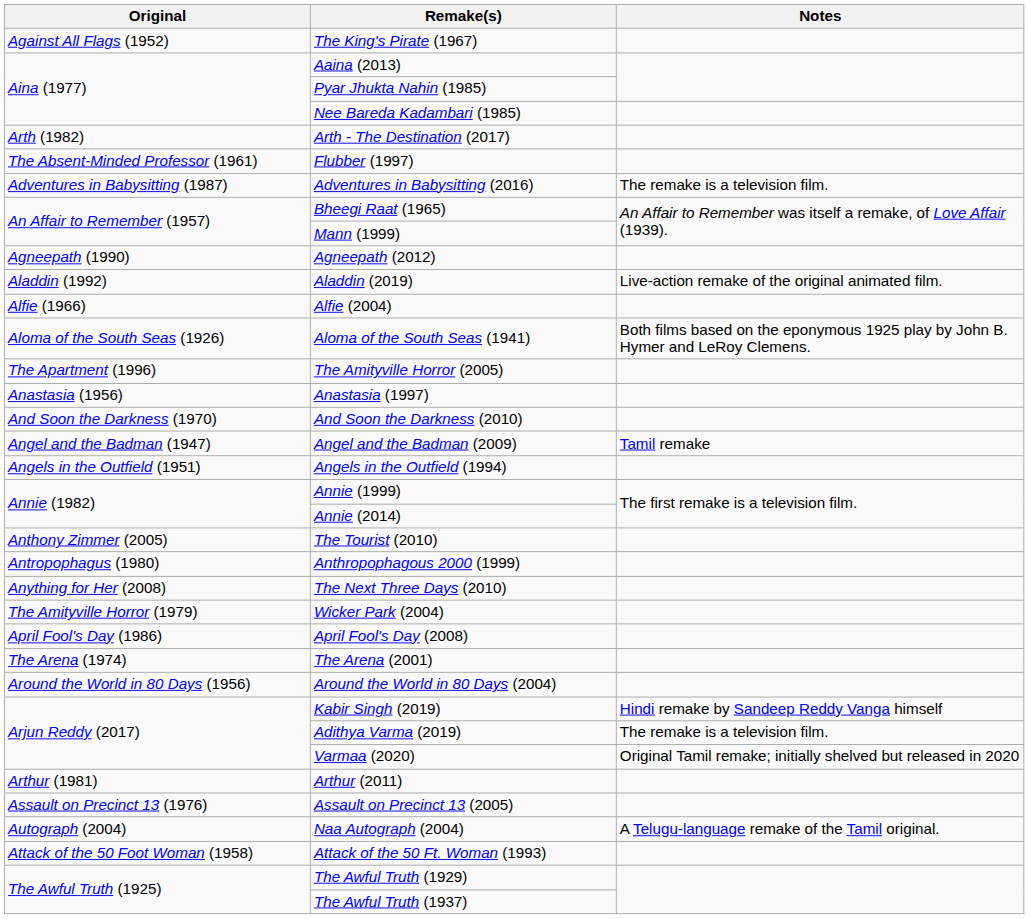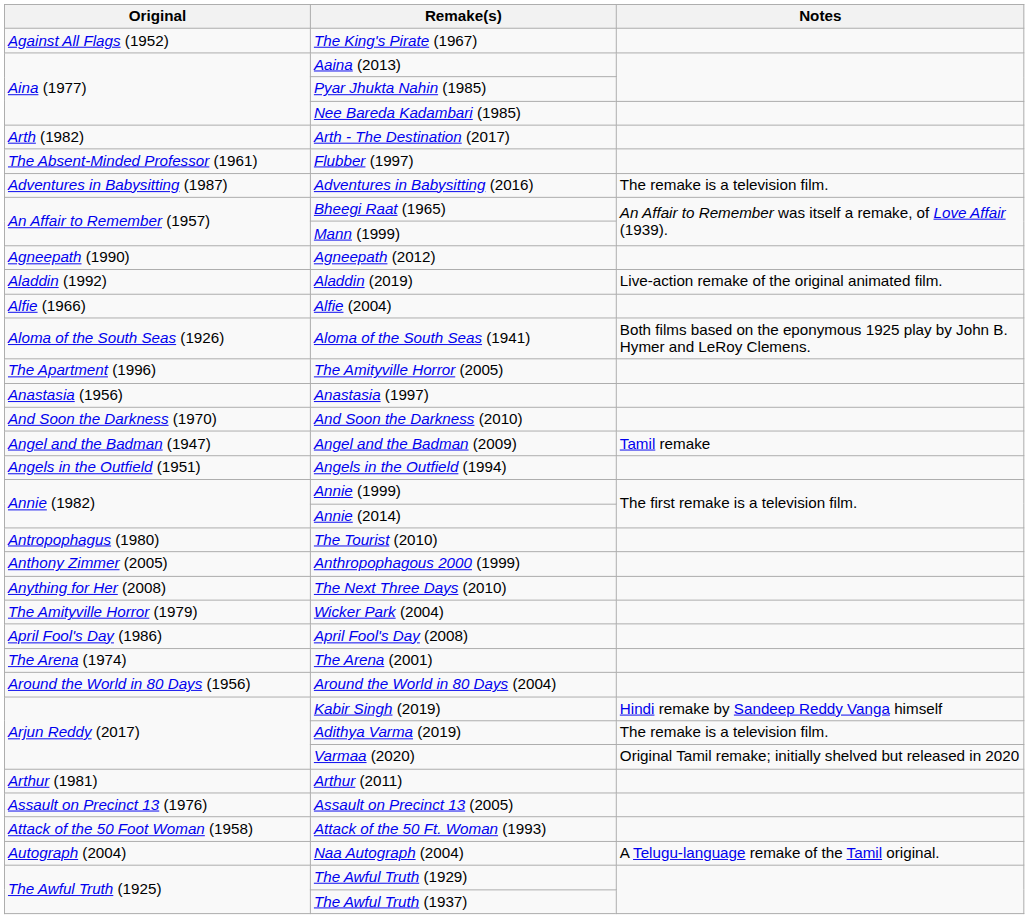(88, 539) Anthony Zimmer (2005) -> (84, 539) Antropophagus (1980)
(84, 563) Antropophagus (1980) -> (88, 563) Anthony Zimmer (2005)
rows swapped: (430, 853) <-> (389, 829)
